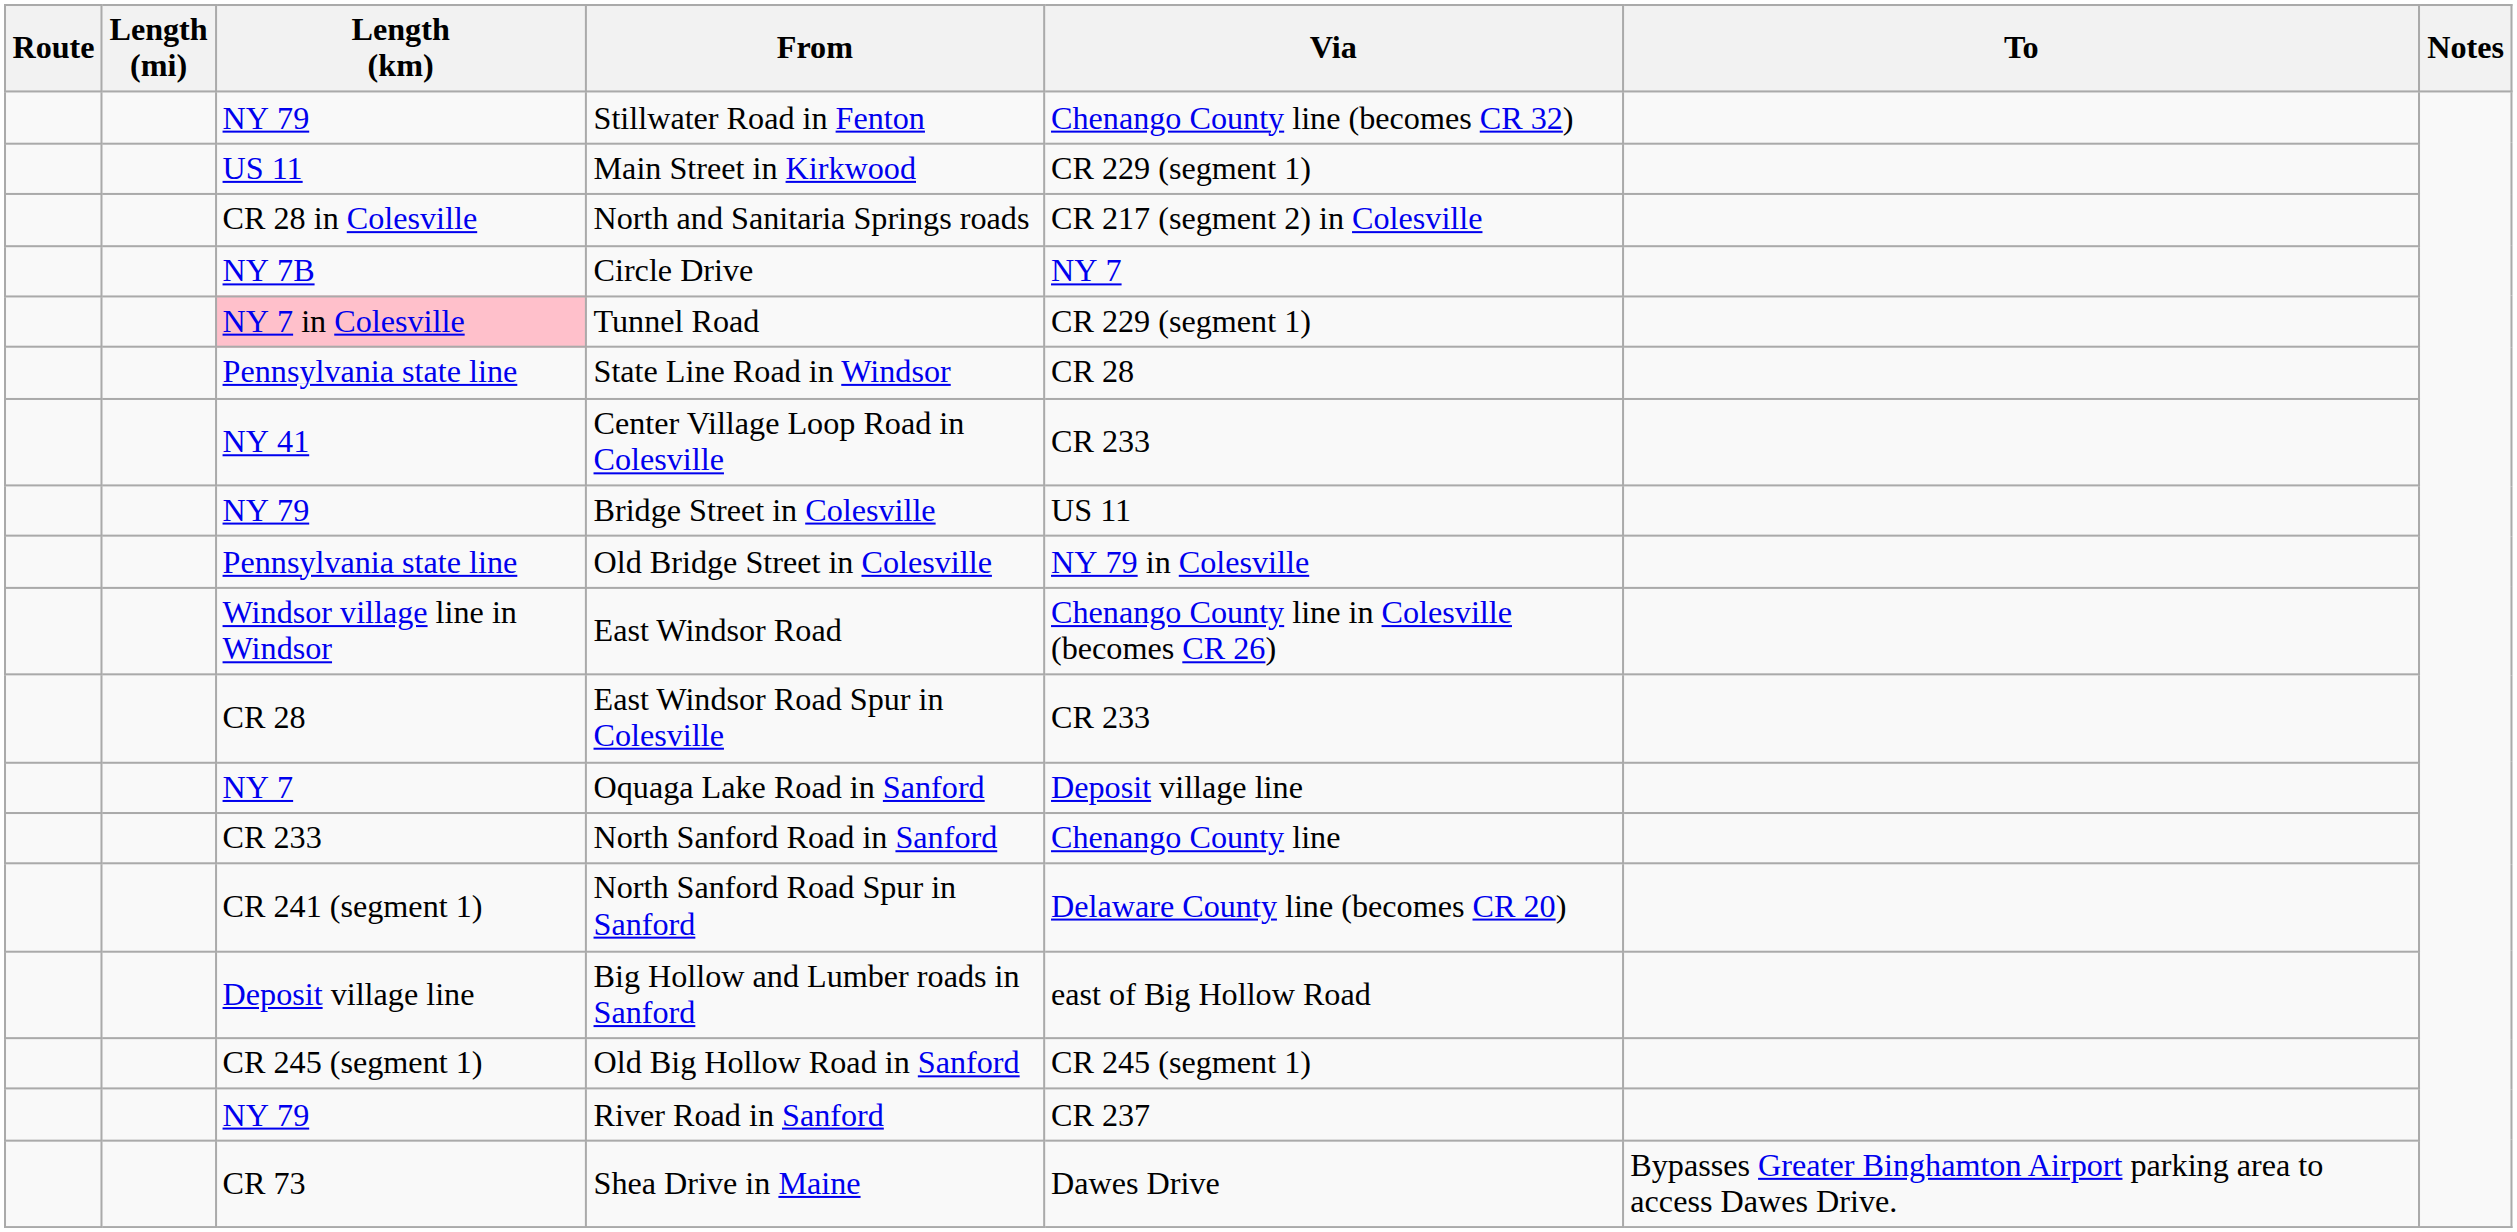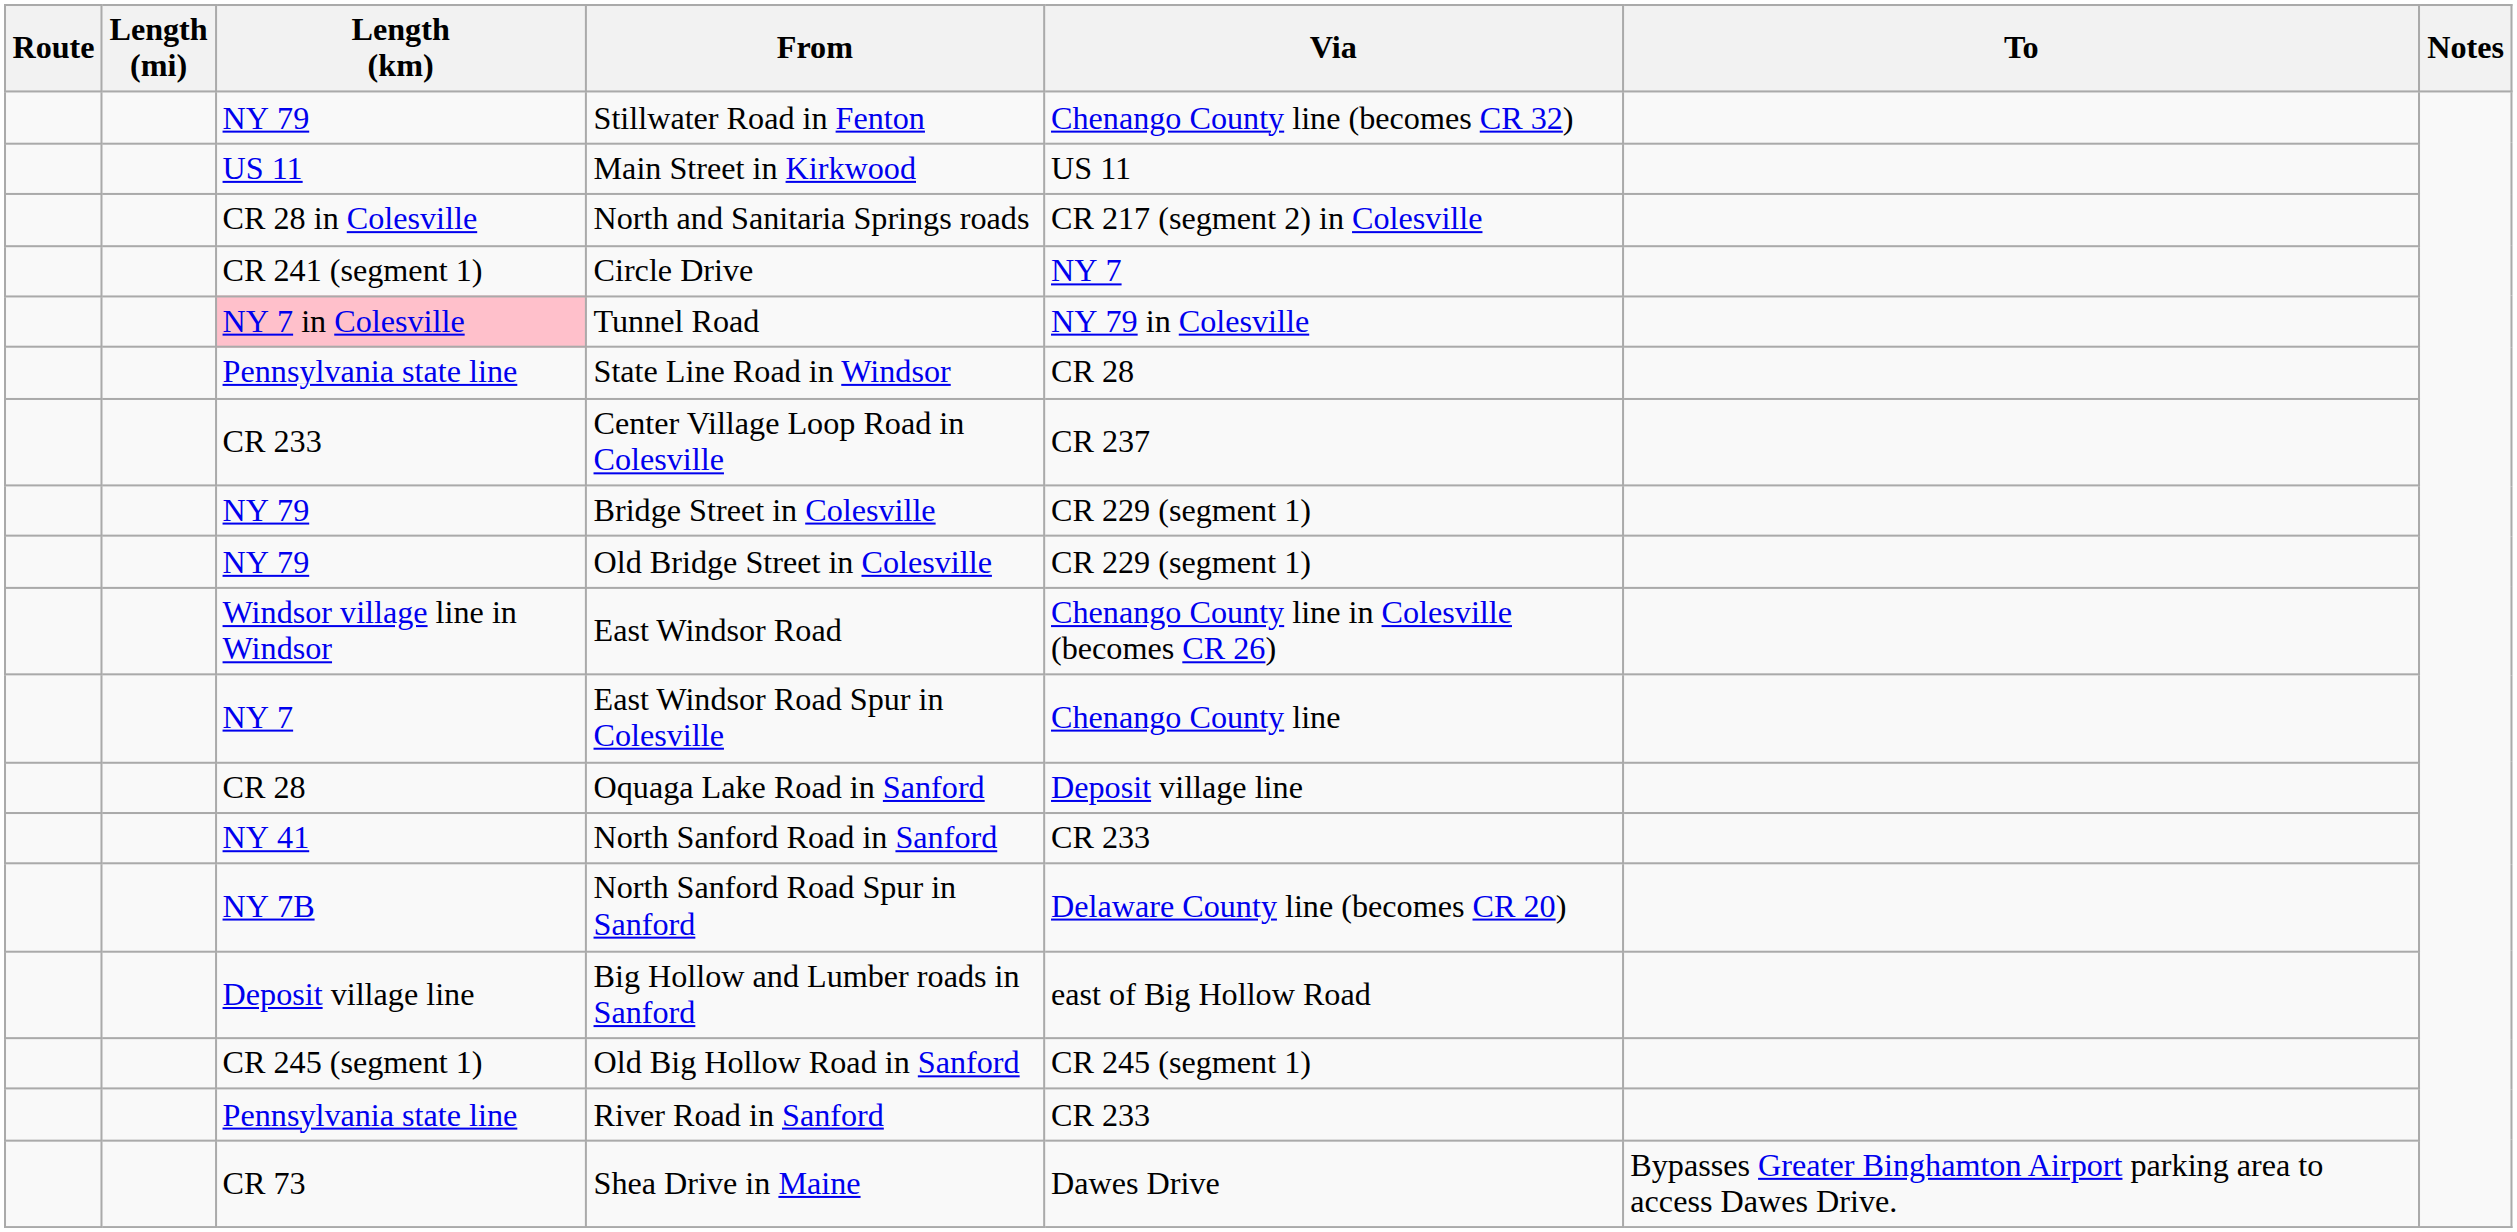(1181, 168) CR 229 (segment 1) -> (1091, 168) US 11
(269, 270) NY 7B -> (353, 270) CR 241 (segment 1)
(1181, 321) CR 229 (segment 1) -> (1180, 321) NY 79 in Colesville
(266, 441) NY 41 -> (272, 441) CR 233
(1101, 441) CR 233 -> (1101, 441) CR 237
(1091, 510) US 11 -> (1181, 510) CR 229 (segment 1)
(370, 561) Pennsylvania state line -> (266, 561) NY 79
(1180, 561) NY 79 in Colesville -> (1181, 561) CR 229 (segment 1)
(264, 717) CR 28 -> (258, 717) NY 7
(1101, 717) CR 233 -> (1196, 717) Chenango County line
(258, 786) NY 7 -> (264, 786) CR 28
(272, 837) CR 233 -> (266, 837) NY 41
(1196, 837) Chenango County line -> (1101, 837) CR 233
(353, 906) CR 241 (segment 1) -> (269, 906) NY 7B
(266, 1114) NY 79 -> (370, 1114) Pennsylvania state line
(1101, 1114) CR 237 -> (1101, 1114) CR 233
